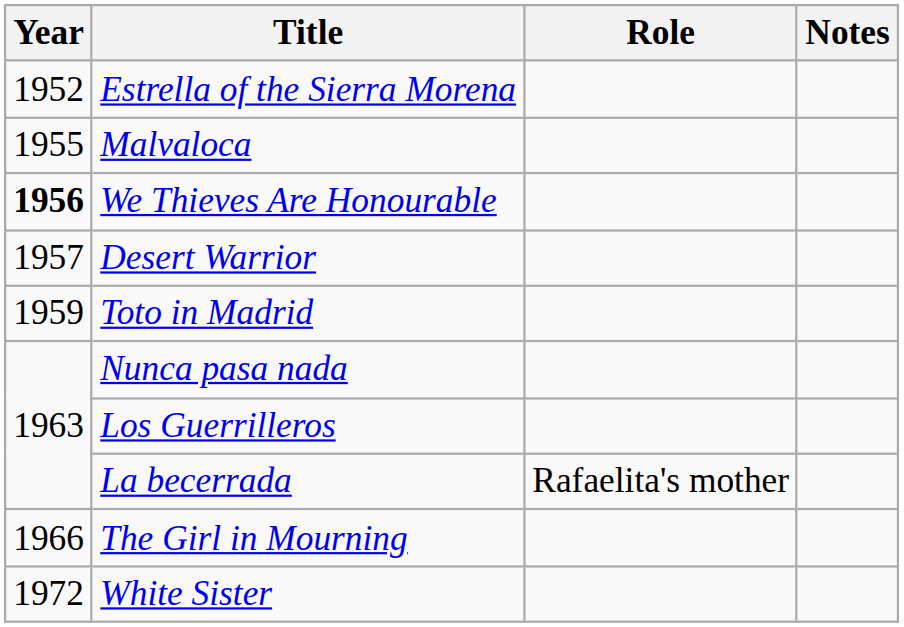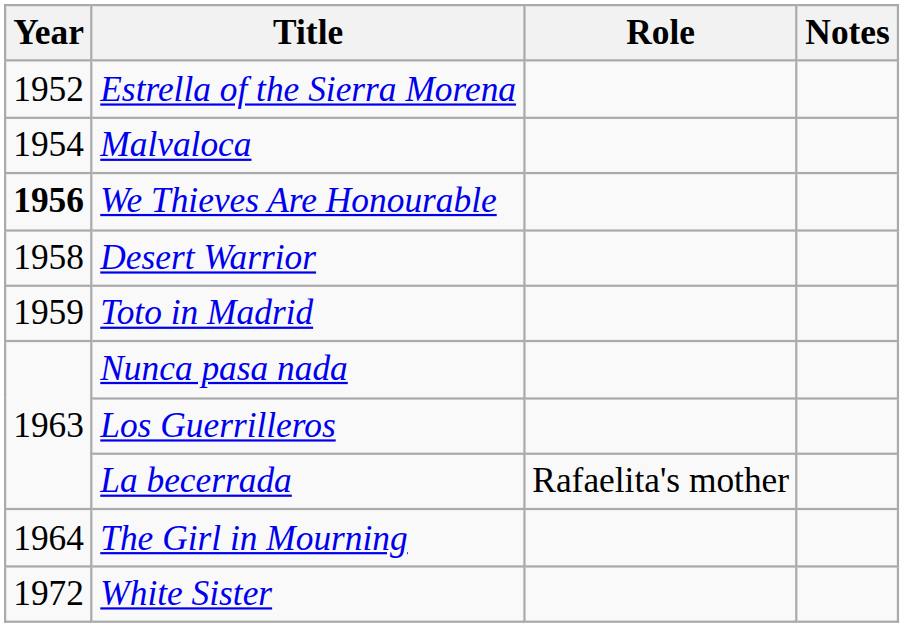(49, 144) 1955 -> (49, 144) 1954
(49, 256) 1957 -> (49, 256) 1958
(49, 537) 1966 -> (49, 537) 1964
